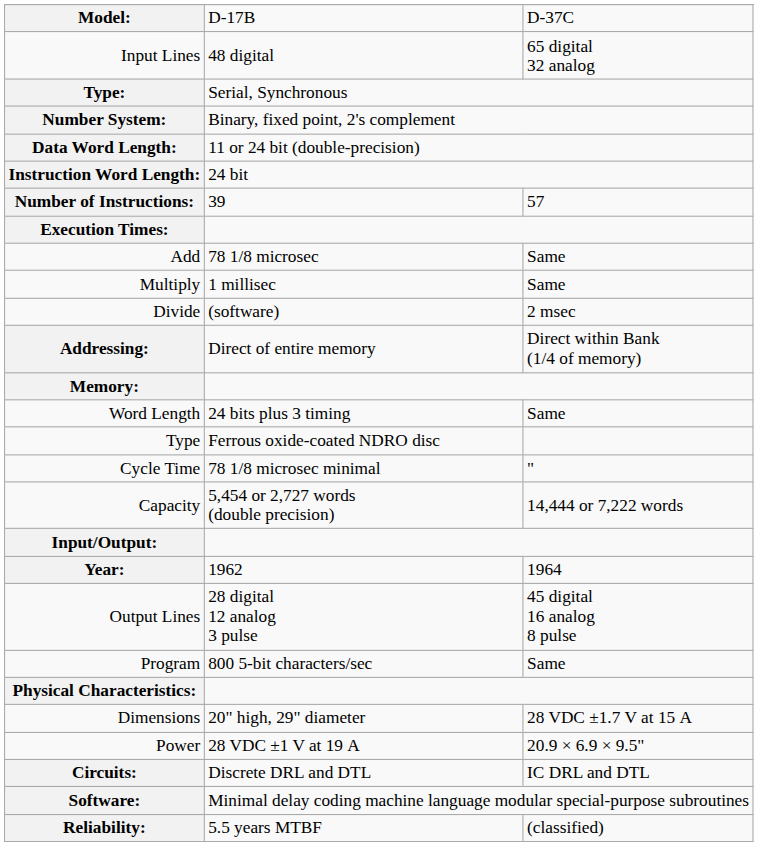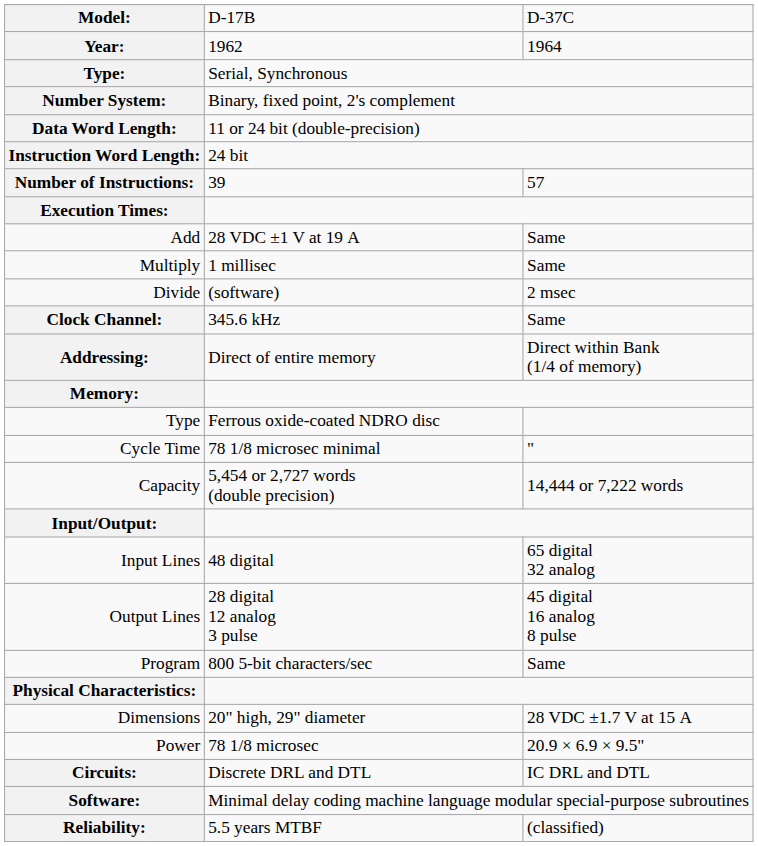rows swapped: (104, 569) <-> (161, 55)
(263, 256) 78 1/8 microsec -> (284, 237) 28 VDC ±1 V at 19 A
+ row: (104, 319)
- row: (155, 413)
(284, 745) 28 VDC ±1 V at 19 A -> (263, 745) 78 1/8 microsec
